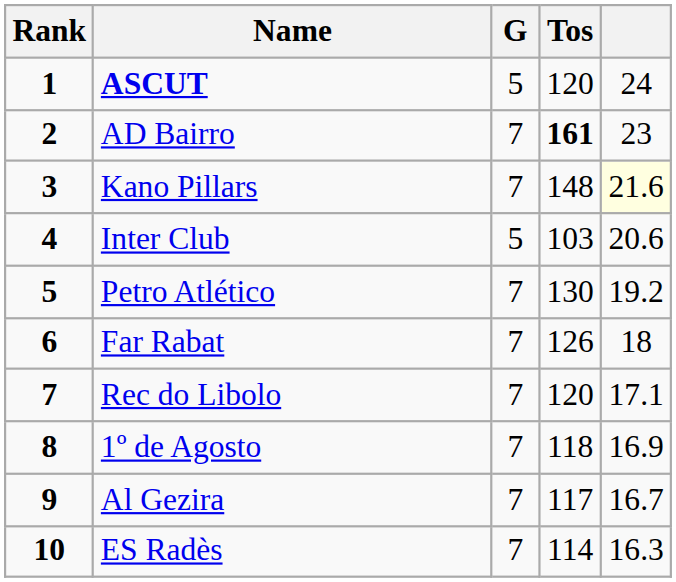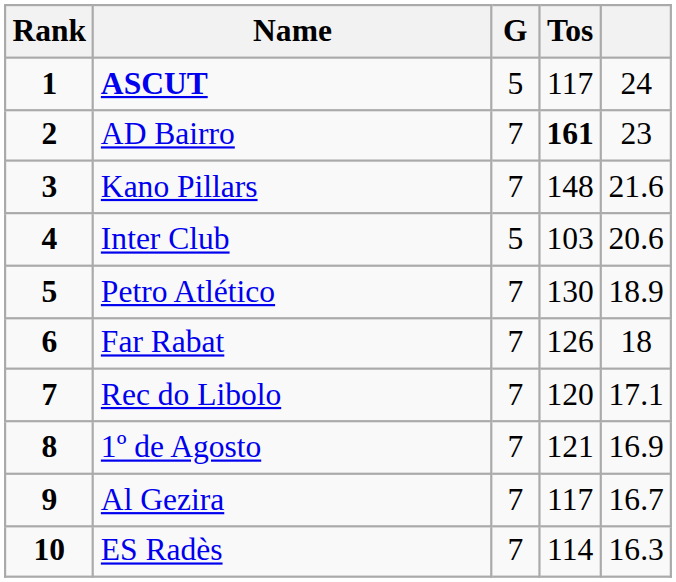(570, 82) 120 -> (570, 82) 117
(636, 186) lightyellow background -> (636, 186) no background
(636, 290) 19.2 -> (636, 290) 18.9
(570, 446) 118 -> (570, 446) 121
